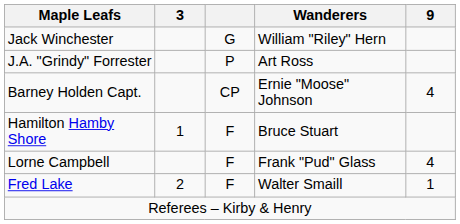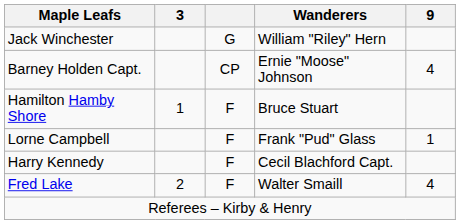- row: (80, 61)
(430, 162) 4 -> (430, 139) 1
+ row: (56, 162)
(430, 185) 1 -> (430, 185) 4
